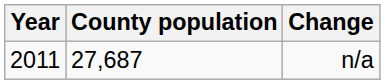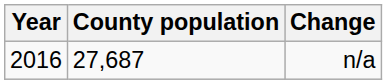(35, 60) 2011 -> (36, 60) 2016
